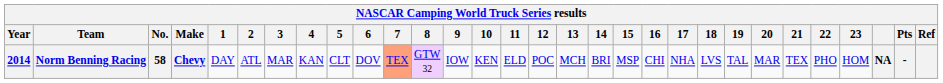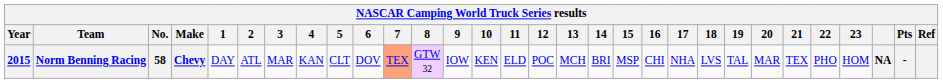(19, 61) 2014 -> (19, 61) 2015
